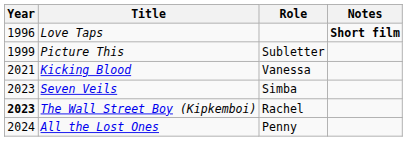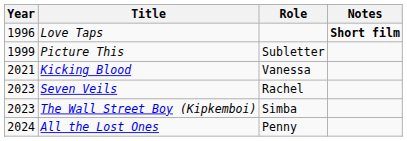(279, 89) Simba -> (283, 89) Rachel
(21, 108) bold -> (21, 108) normal
(283, 108) Rachel -> (279, 108) Simba
